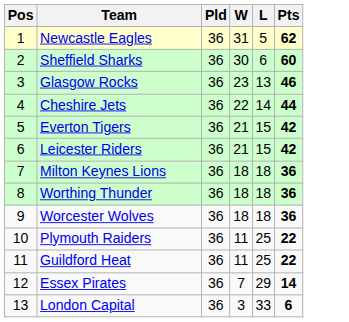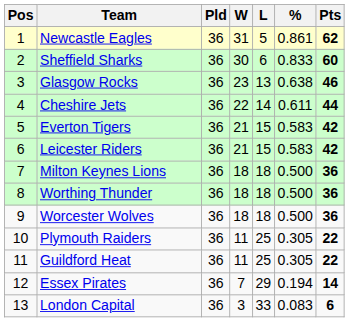+ column: (295, 15)
